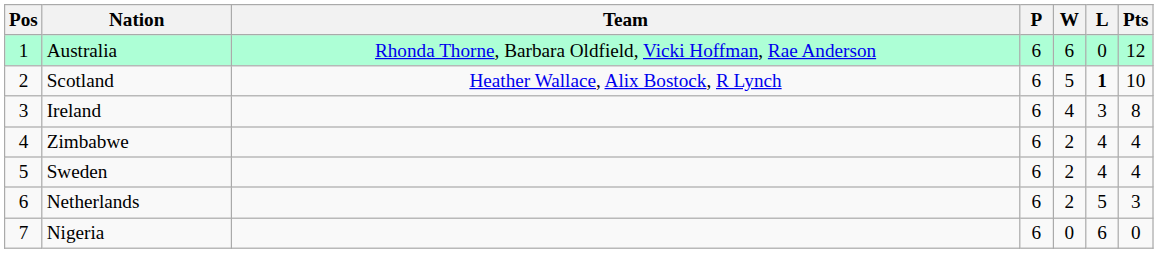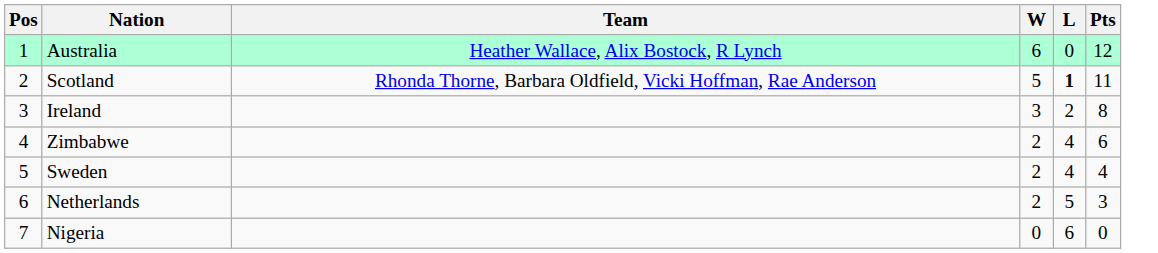- column: (1036, 19)
(626, 50) Rhonda Thorne, Barbara Oldfield, Vicki Hoffman, Rae Anderson -> (626, 50) Heather Wallace, Alix Bostock, R Lynch
(626, 80) Heather Wallace, Alix Bostock, R Lynch -> (626, 80) Rhonda Thorne, Barbara Oldfield, Vicki Hoffman, Rae Anderson
(1136, 80) 10 -> (1103, 80) 11
(1069, 111) 4 -> (1036, 111) 3
(1102, 111) 3 -> (1069, 111) 2
(1136, 141) 4 -> (1103, 141) 6
